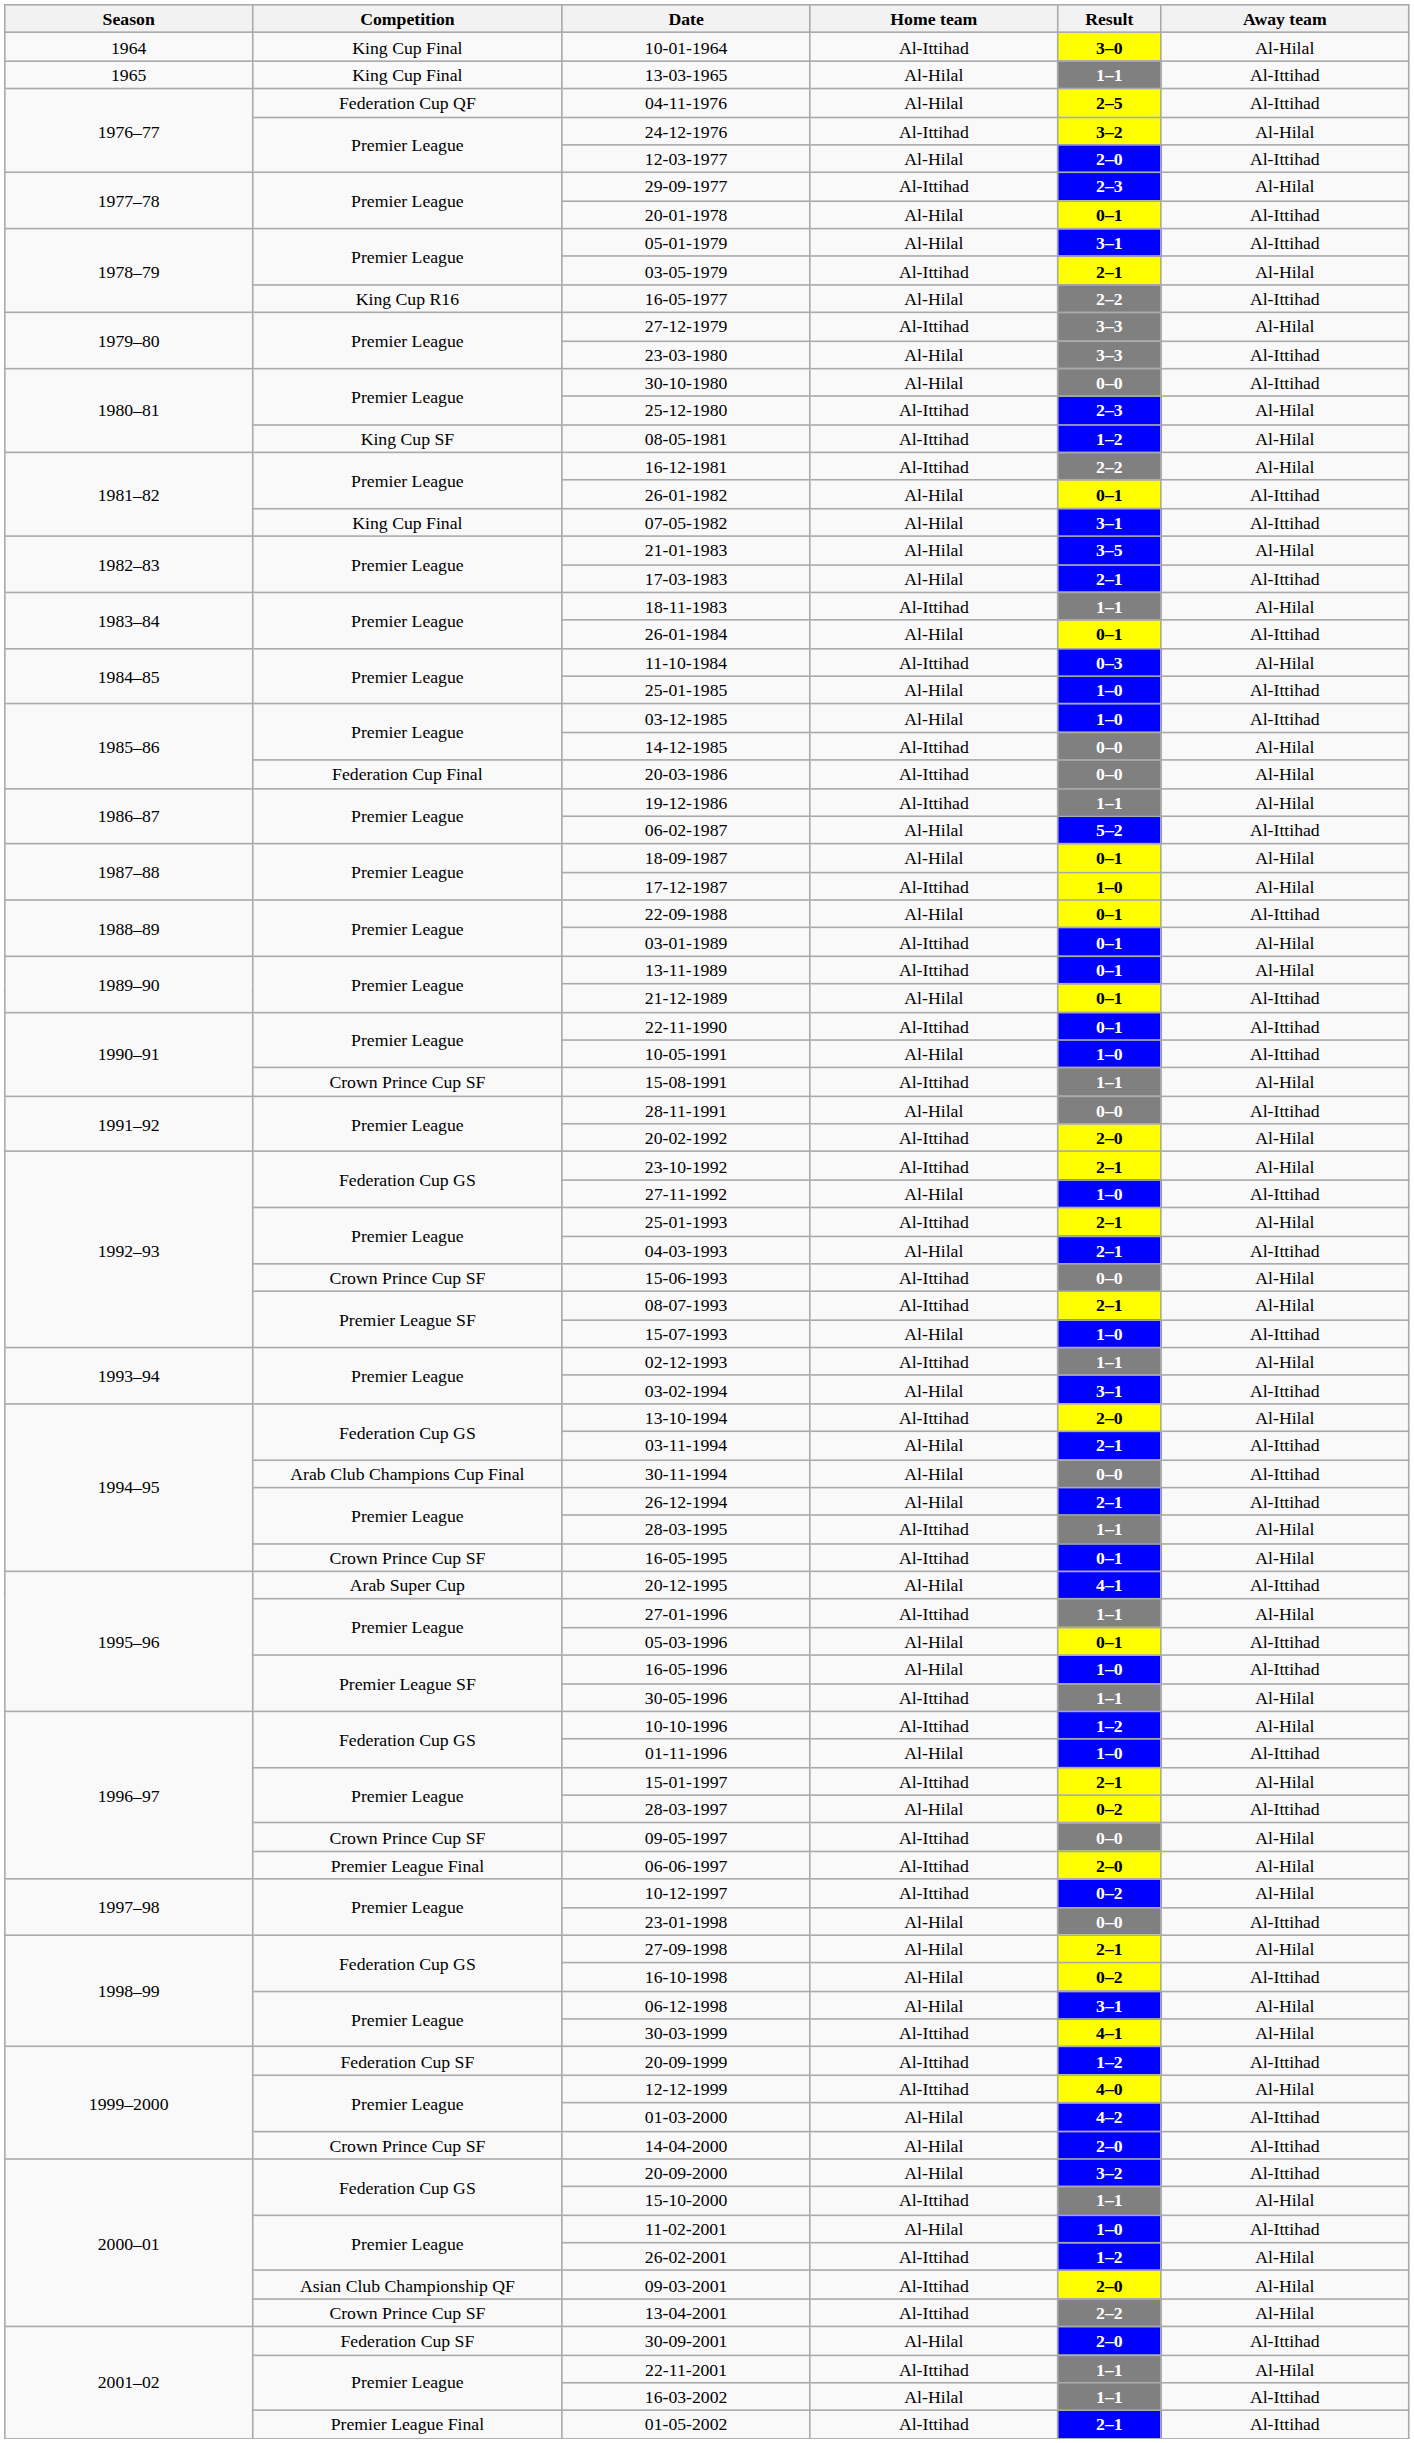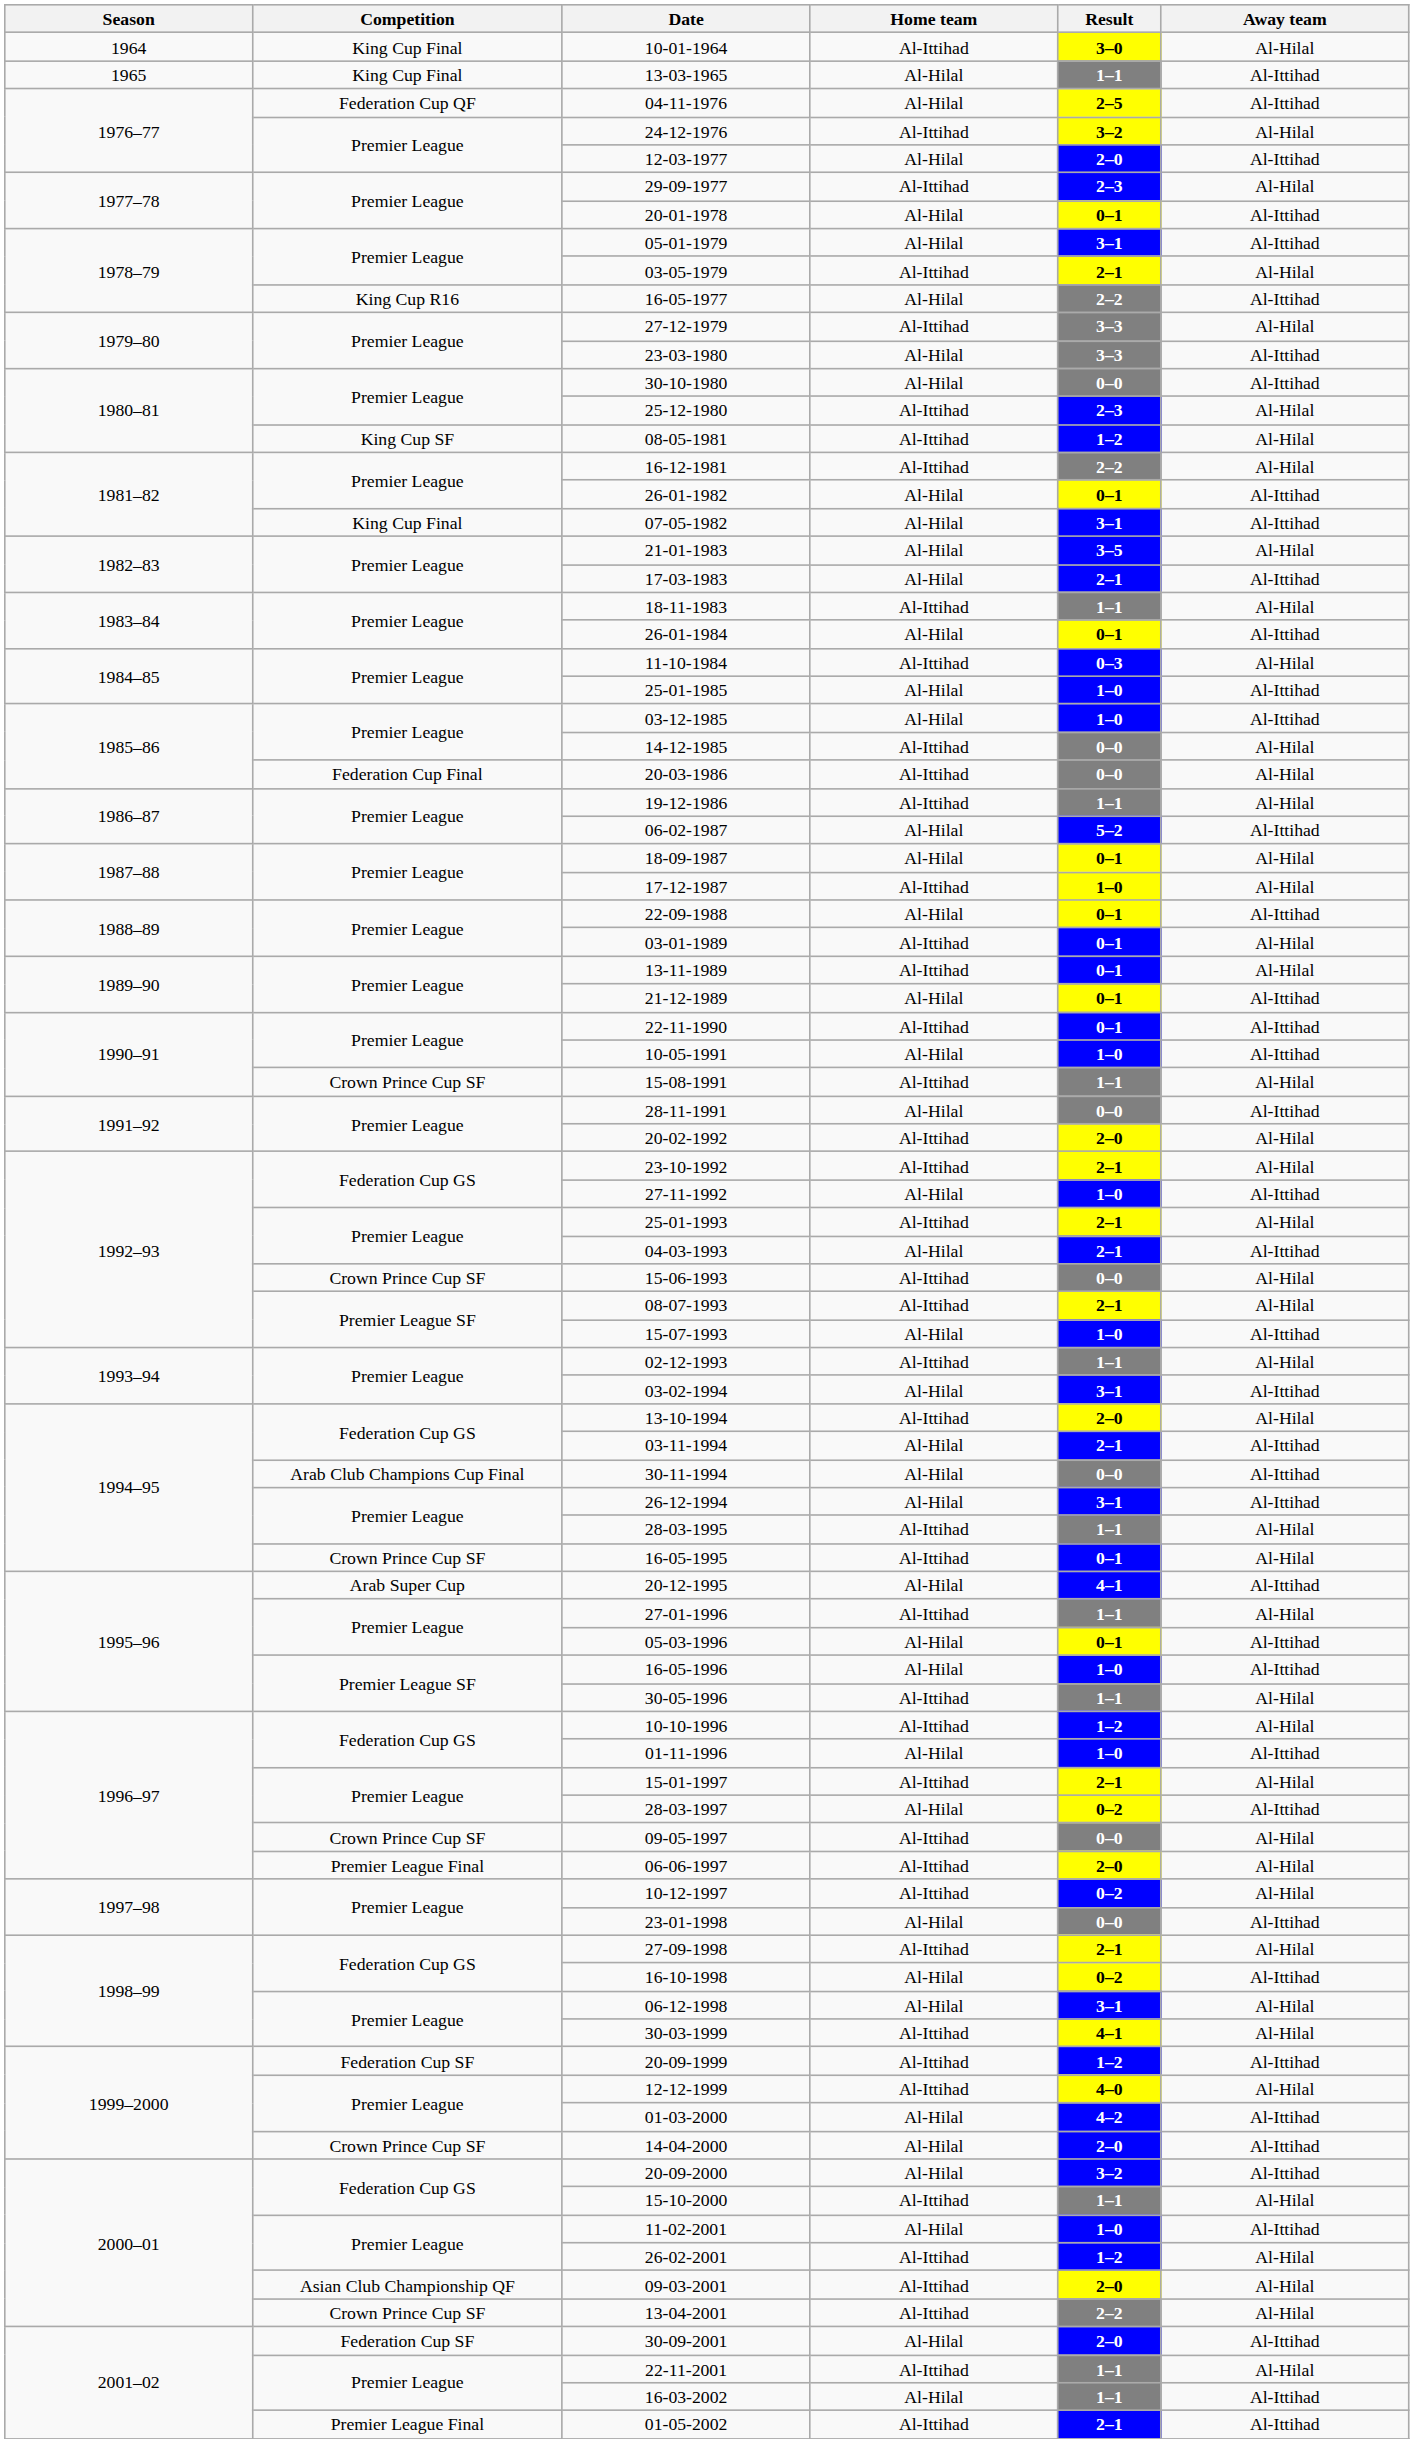(1109, 1501) 2–1 -> (1109, 1501) 3–1
(934, 1949) Al-Hilal -> (934, 1949) Al-Ittihad
